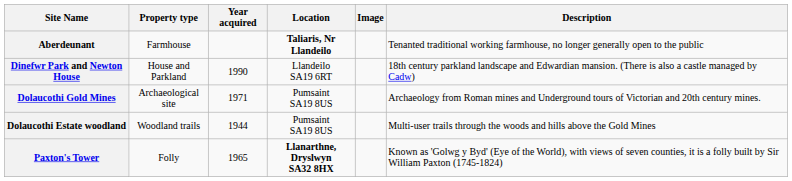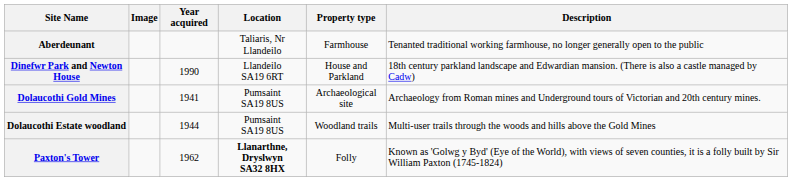columns swapped: (169, 17) <-> (370, 17)
(311, 44) bold -> (262, 44) normal
(238, 98) 1971 -> (189, 98) 1941
(238, 157) 1965 -> (189, 157) 1962
